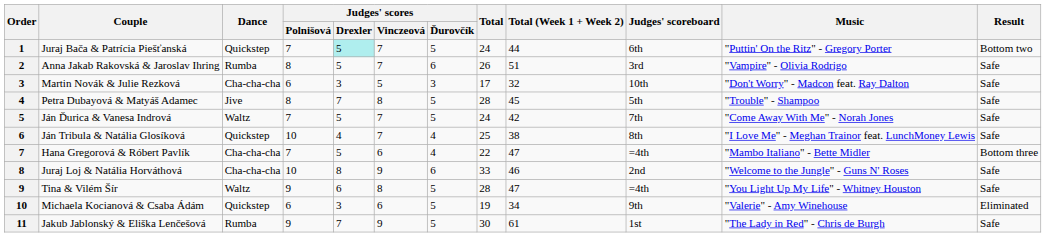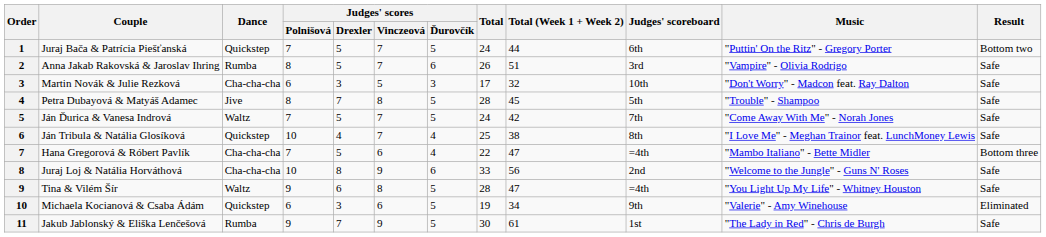(339, 48) paleturquoise background -> (339, 48) no background
(514, 170) 46 -> (514, 170) 56
